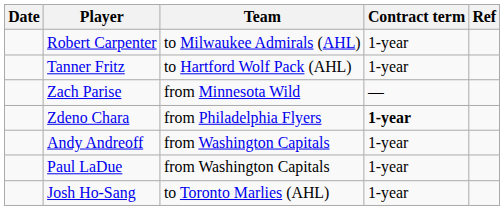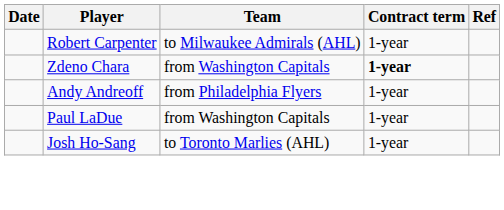- row: (86, 67)
- row: (84, 92)
(243, 117) from Philadelphia Flyers -> (247, 67) from Washington Capitals
(247, 142) from Washington Capitals -> (243, 92) from Philadelphia Flyers
